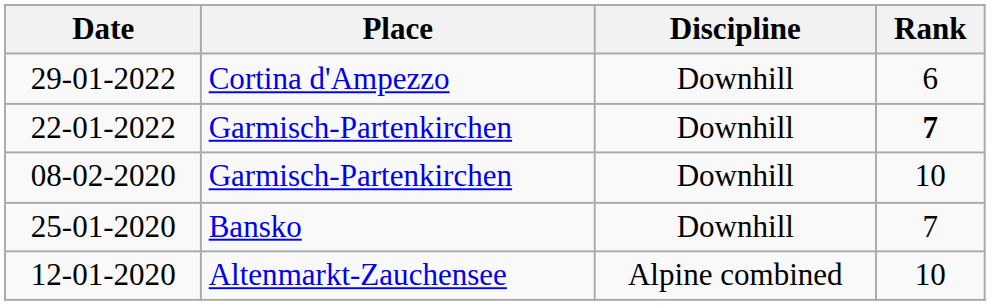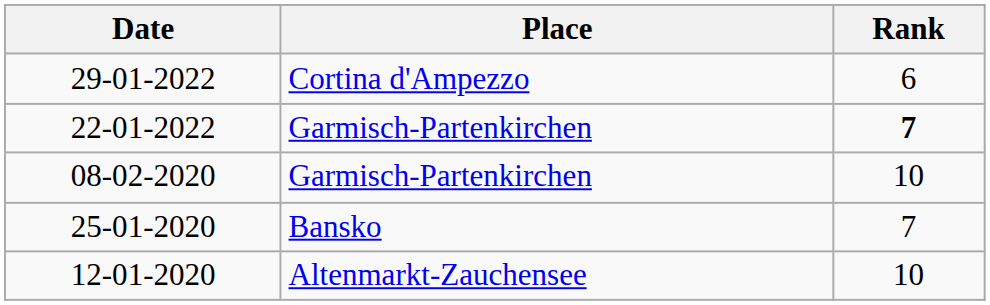- column: (735, 29)
